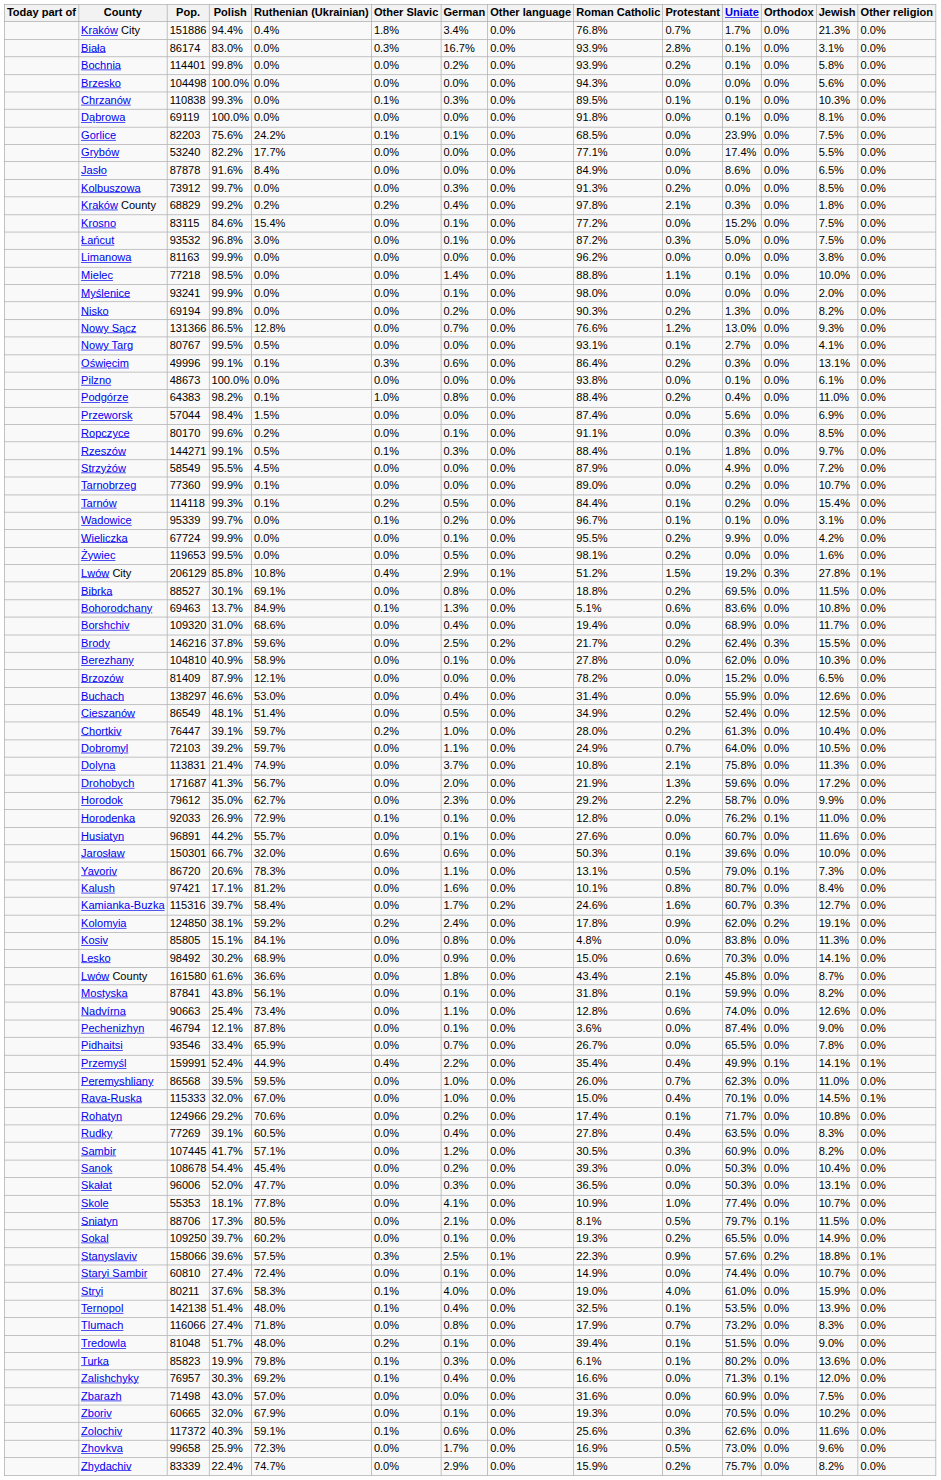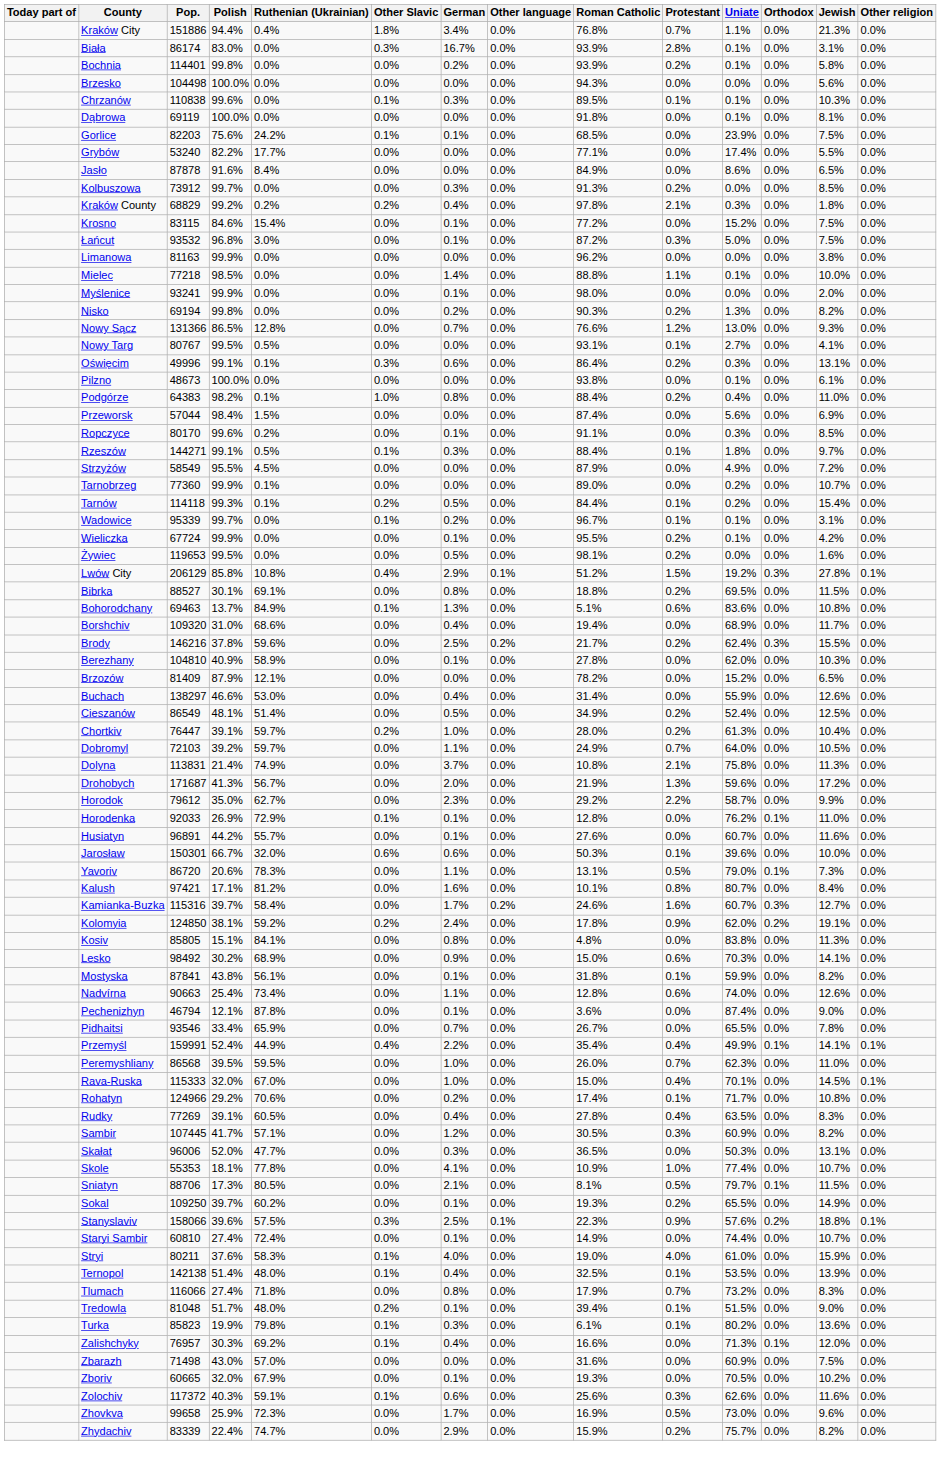(738, 30) 1.7% -> (738, 30) 1.1%
(227, 100) 99.3% -> (227, 100) 99.6%
(738, 538) 9.9% -> (738, 538) 0.1%
- row: (114, 976)
- row: (97, 1168)
